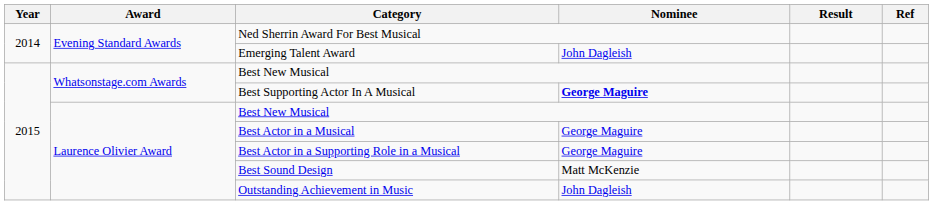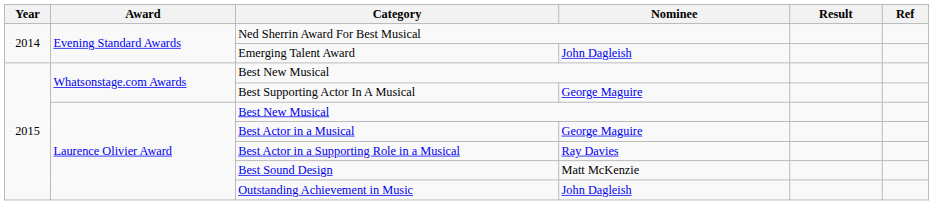(605, 92) bold -> (602, 92) normal
(602, 151) George Maguire -> (590, 151) Ray Davies
